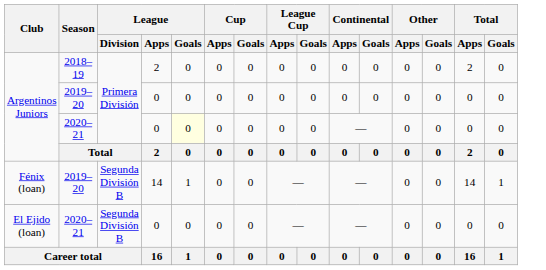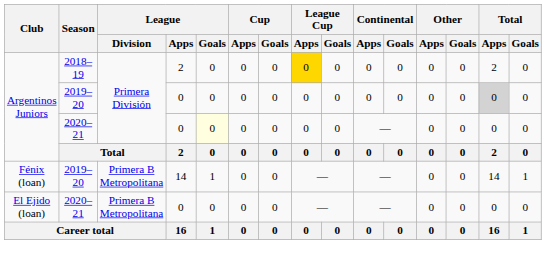(282, 67) no background -> (306, 67) gold background
(470, 98) no background -> (494, 98) lightgrey background
(119, 182) Segunda División B -> (132, 176) Primera B Metropolitana
(119, 225) Segunda División B -> (132, 207) Primera B Metropolitana
